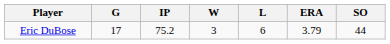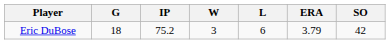(116, 30) 17 -> (116, 30) 18
(361, 30) 44 -> (361, 30) 42
